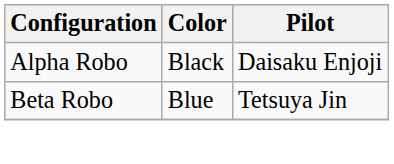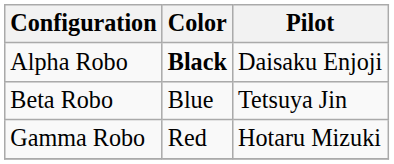(196, 61) normal -> (197, 61) bold
+ row: (78, 138)
